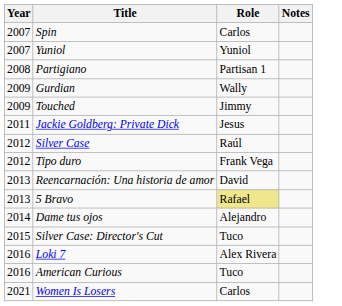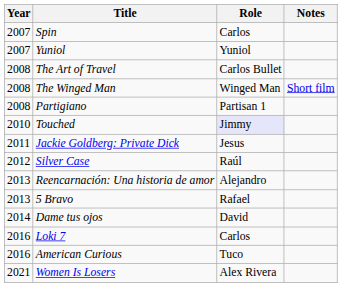+ row: (76, 69)
+ row: (76, 87)
- row: (55, 87)
(19, 106) 2009 -> (19, 124) 2010
(236, 106) no background -> (236, 124) lavender background
- row: (58, 161)
(234, 180) David -> (243, 180) Alejandro
(235, 198) khaki background -> (235, 198) no background
(243, 217) Alejandro -> (234, 217) David
- row: (99, 236)
(248, 254) Alex Rivera -> (235, 236) Carlos
(235, 291) Carlos -> (248, 273) Alex Rivera
